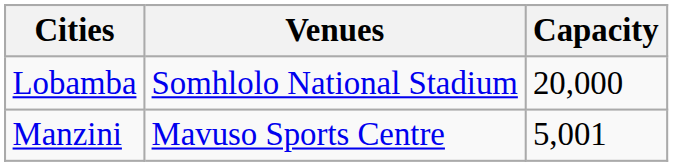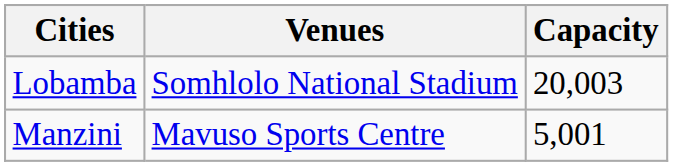(578, 82) 20,000 -> (578, 82) 20,003
